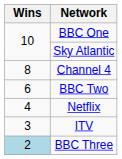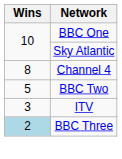(27, 88) 6 -> (27, 88) 5
- row: (84, 107)
